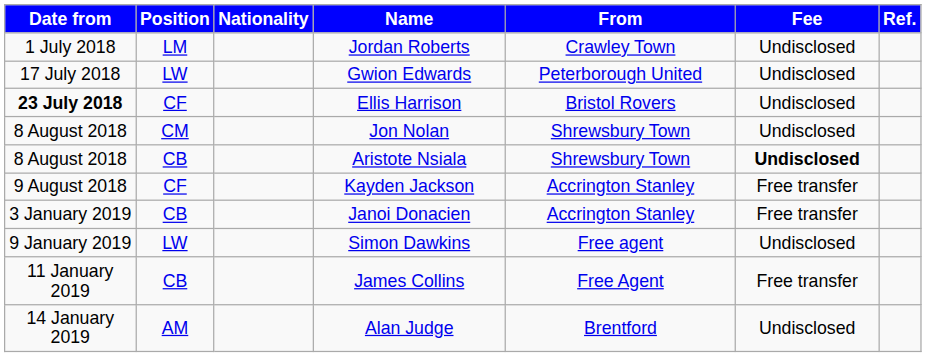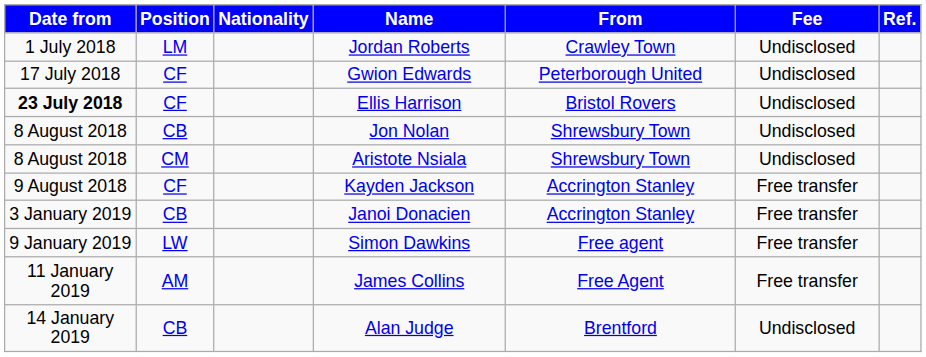(175, 75) LW -> (175, 75) CF
(175, 131) CM -> (175, 131) CB
(175, 159) CB -> (175, 159) CM
(807, 159) bold -> (807, 159) normal
(807, 243) Undisclosed -> (807, 243) Free transfer
(175, 281) CB -> (175, 281) AM
(175, 328) AM -> (175, 328) CB
